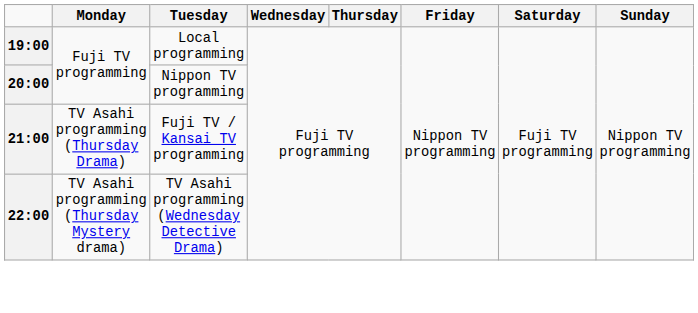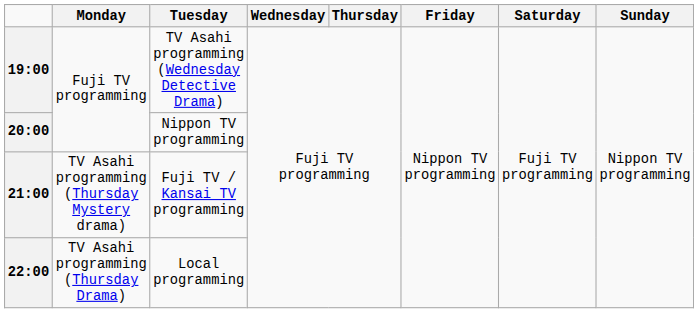(199, 46) Local programming -> (199, 70) TV Asahi programming (Wednesday Detective Drama)
(101, 139) TV Asahi programming (Thursday Drama) -> (101, 194) TV Asahi programming (Thursday Mystery drama)
(101, 217) TV Asahi programming (Thursday Mystery drama) -> (101, 273) TV Asahi programming (Thursday Drama)
(199, 217) TV Asahi programming (Wednesday Detective Drama) -> (199, 273) Local programming
